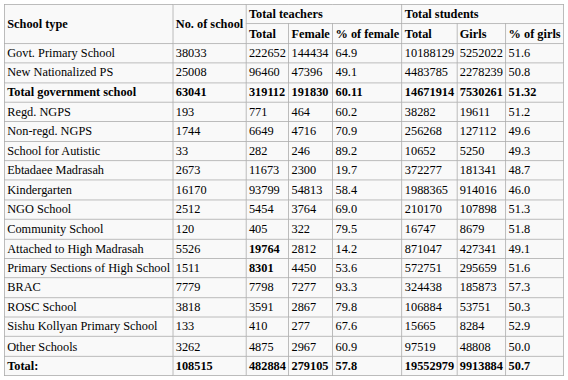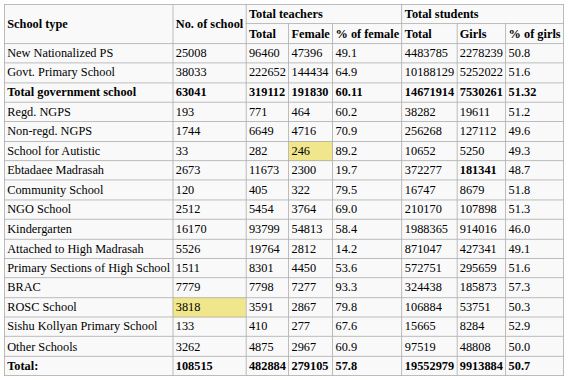rows swapped: (61, 53) <-> (60, 72)
(301, 151) no background -> (301, 151) khaki background
(478, 170) normal -> (478, 170) bold
rows swapped: (40, 190) <-> (55, 229)
(264, 248) bold -> (264, 248) normal
(261, 268) bold -> (261, 268) normal
(188, 307) no background -> (188, 307) khaki background
